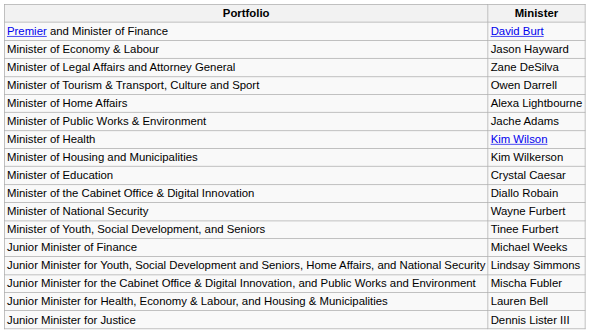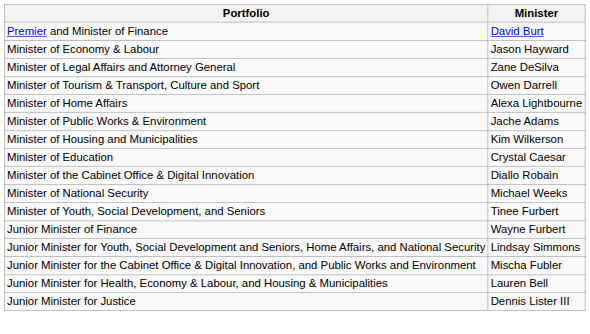- row: (51, 139)
(528, 211) Wayne Furbert -> (529, 193) Michael Weeks
(529, 247) Michael Weeks -> (528, 229) Wayne Furbert
